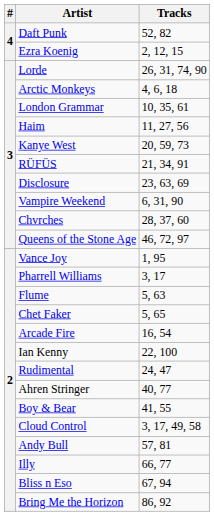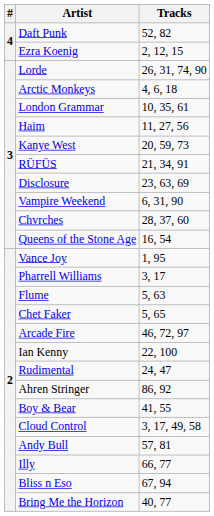(165, 239) 46, 72, 97 -> (156, 239) 16, 54
(156, 333) 16, 54 -> (165, 333) 46, 72, 97
(156, 389) 40, 77 -> (156, 389) 86, 92
(156, 502) 86, 92 -> (156, 502) 40, 77
